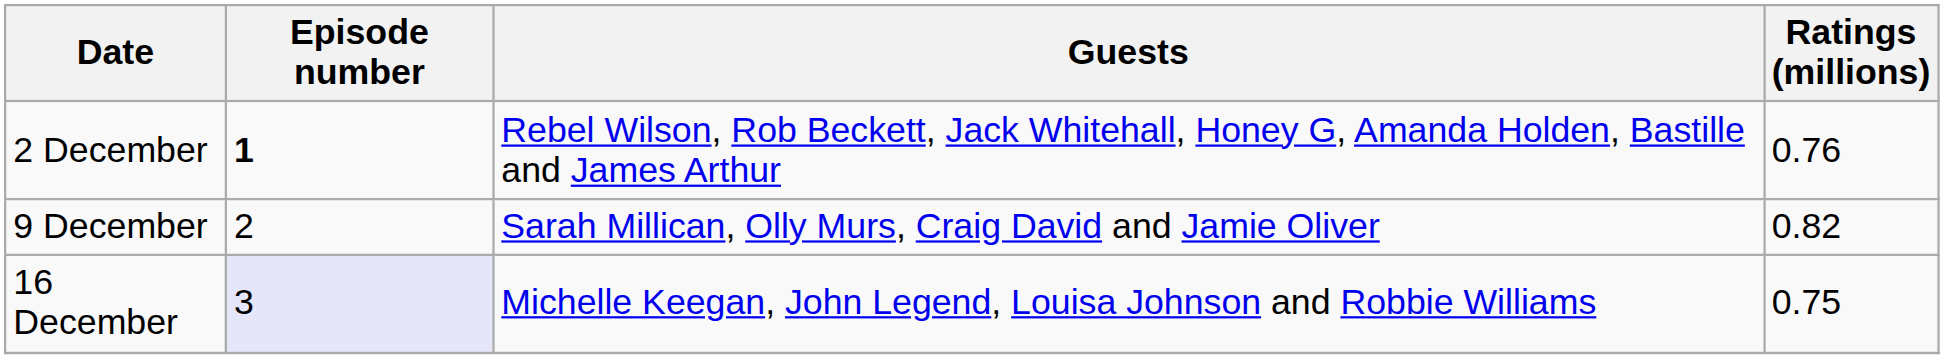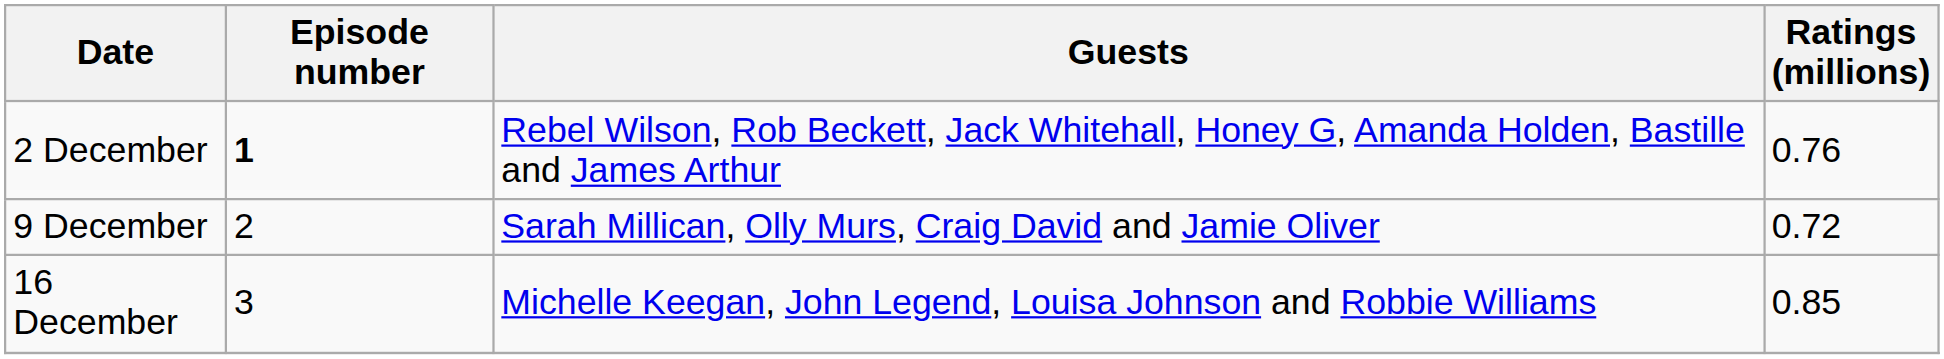(1806, 226) 0.82 -> (1806, 226) 0.72
(244, 302) lavender background -> (244, 302) no background
(1806, 302) 0.75 -> (1806, 302) 0.85
